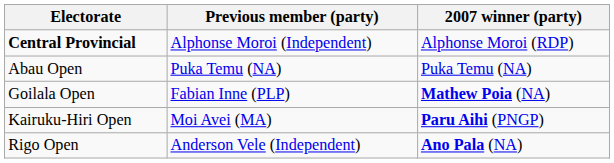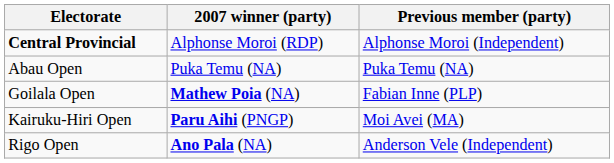columns swapped: (292, 17) <-> (513, 17)
